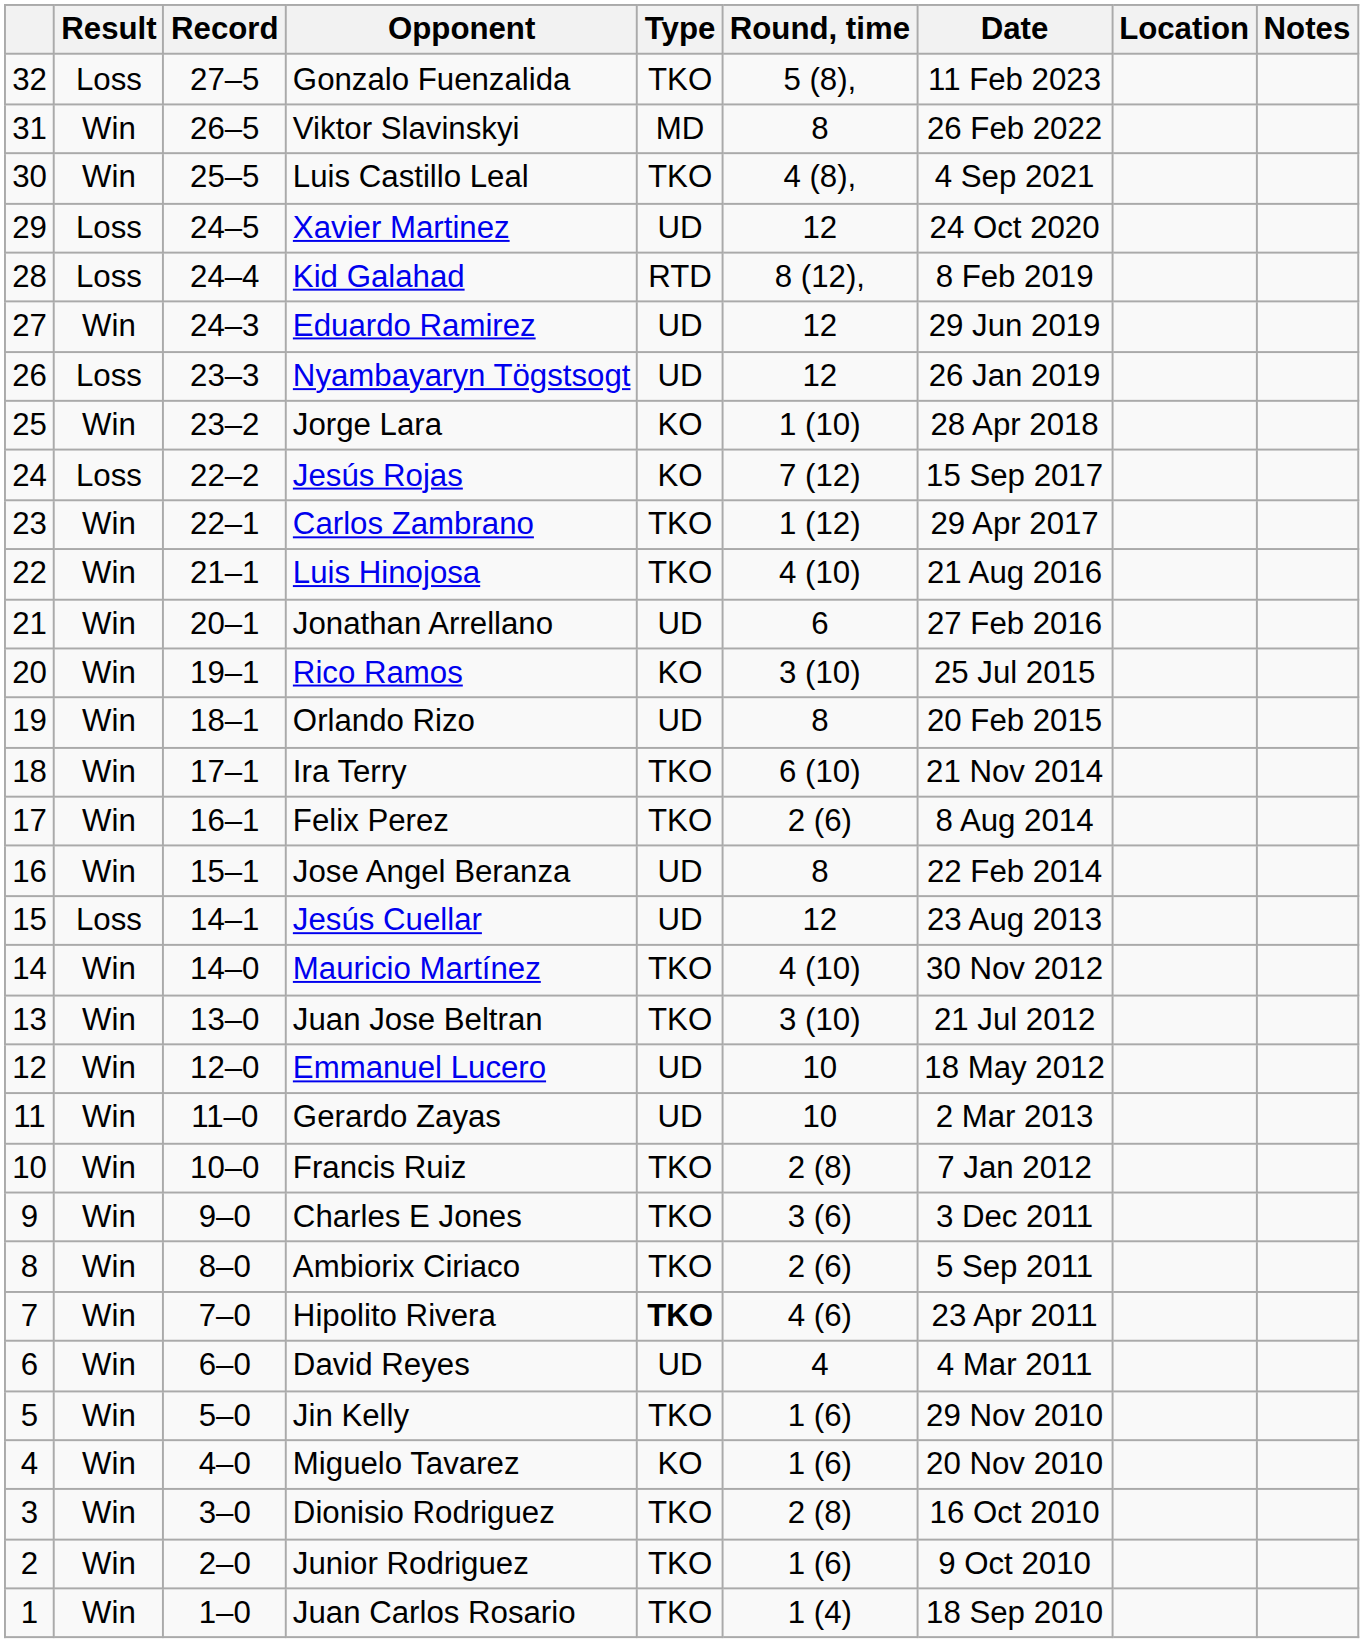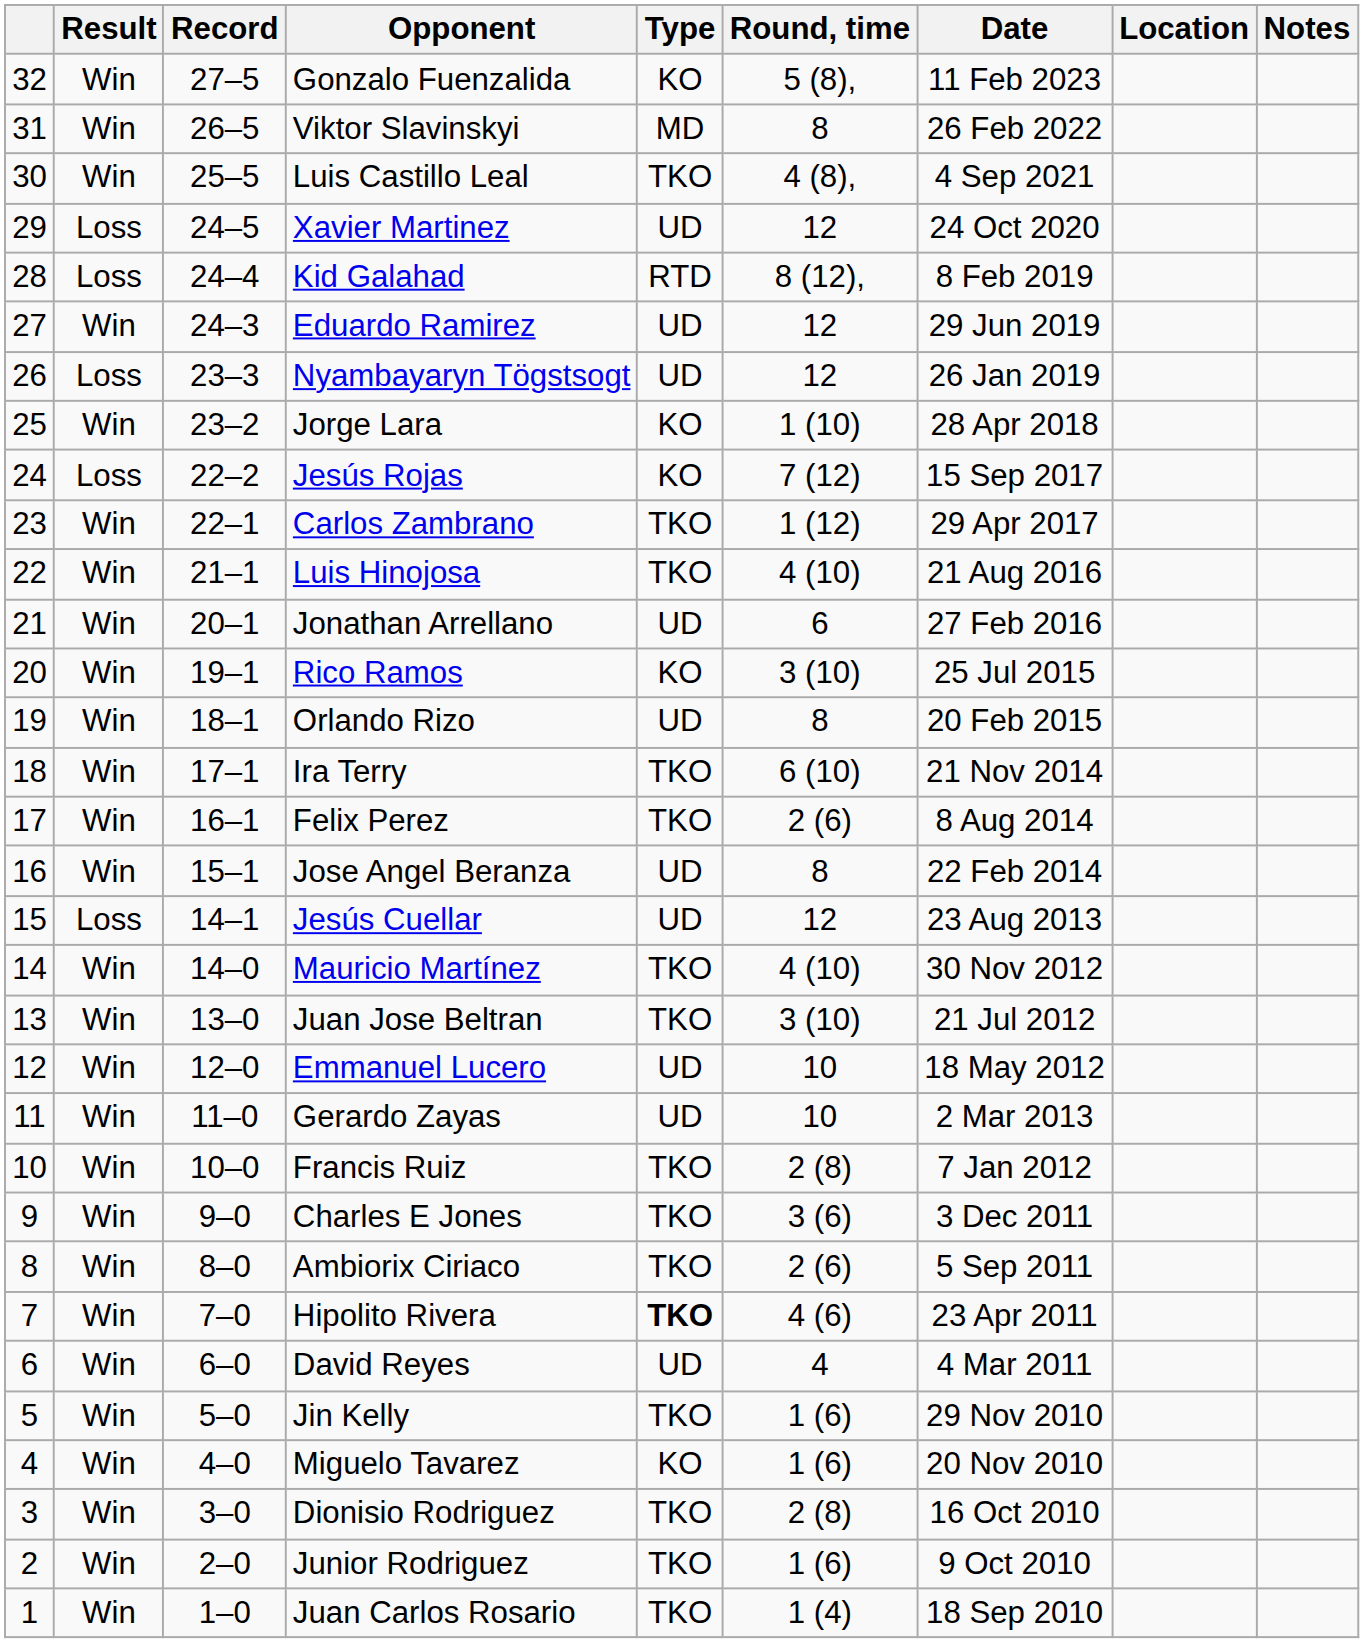(109, 78) Loss -> (109, 78) Win
(680, 78) TKO -> (680, 78) KO
